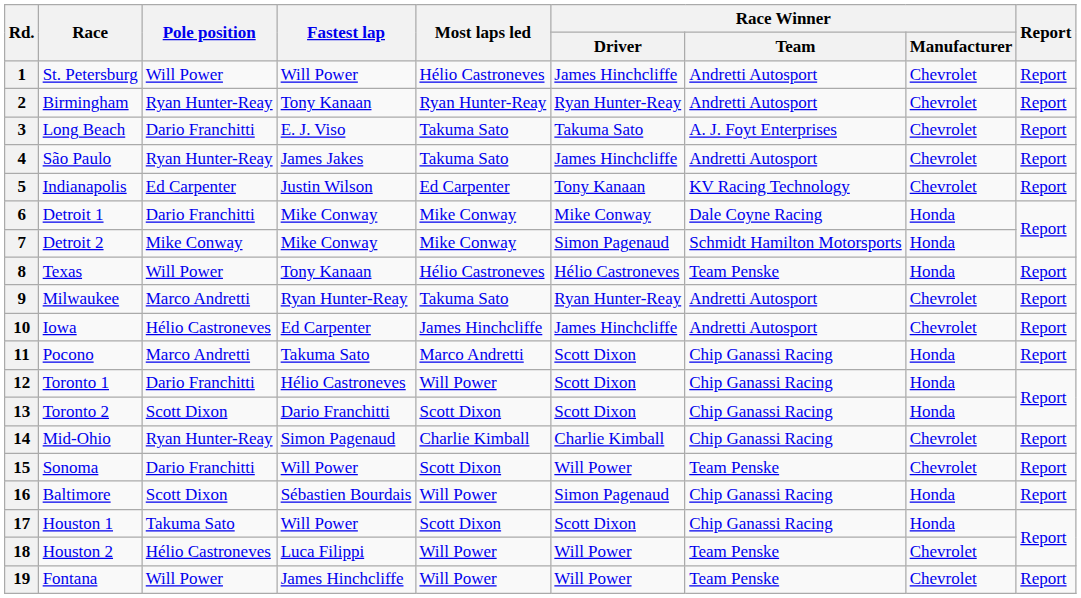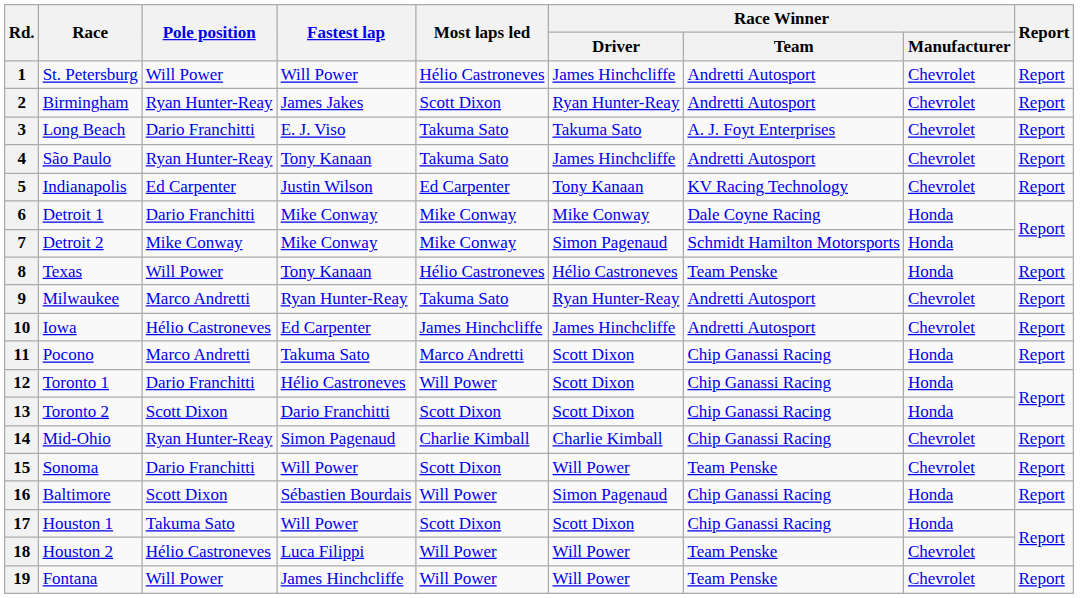(326, 102) Tony Kanaan -> (322, 102) James Jakes
(483, 102) Ryan Hunter-Reay -> (460, 102) Scott Dixon
(322, 158) James Jakes -> (326, 158) Tony Kanaan
